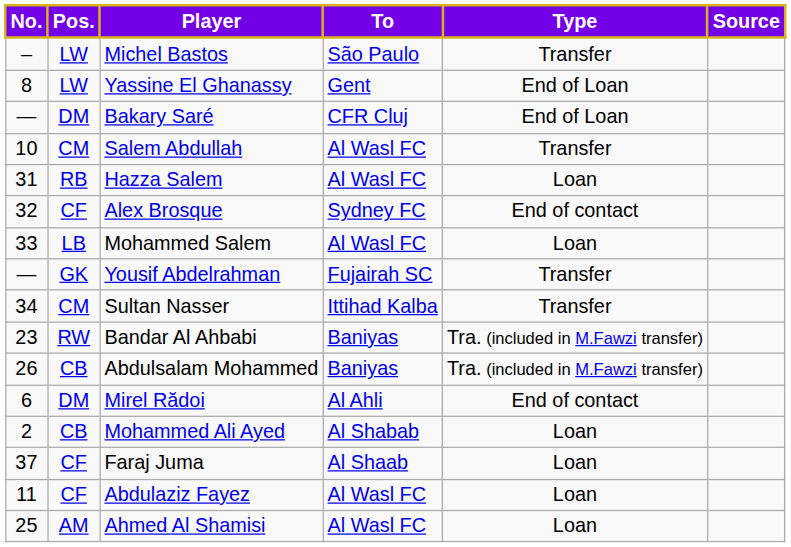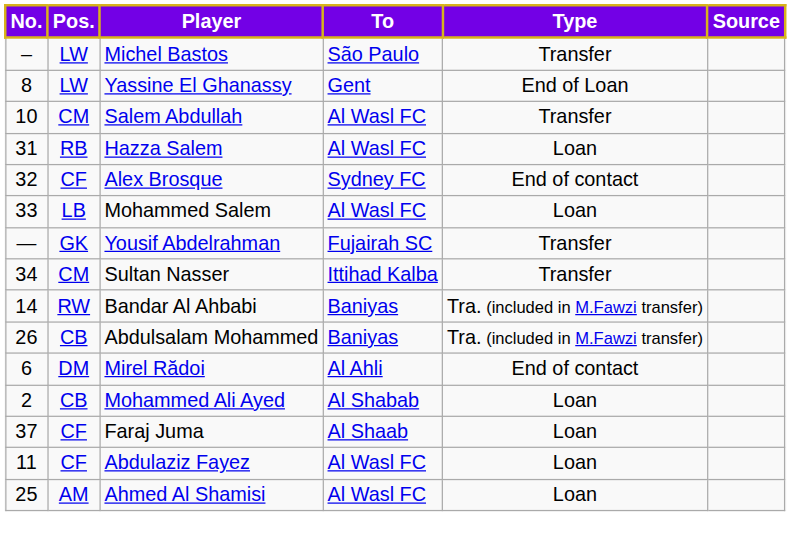- row: (159, 117)
(26, 337) 23 -> (26, 305) 14
